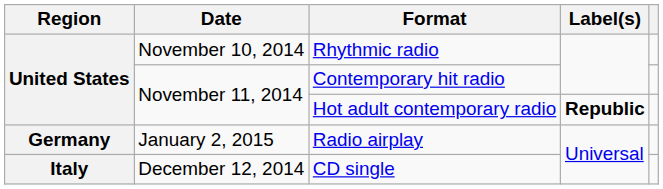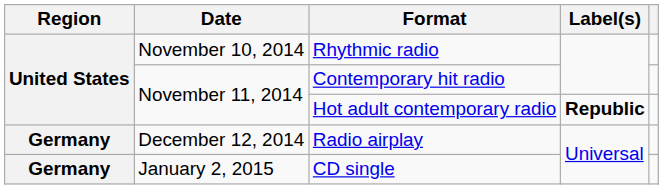(206, 139) January 2, 2015 -> (221, 139) December 12, 2014
(69, 169) Italy -> (69, 169) Germany
(221, 169) December 12, 2014 -> (206, 169) January 2, 2015
